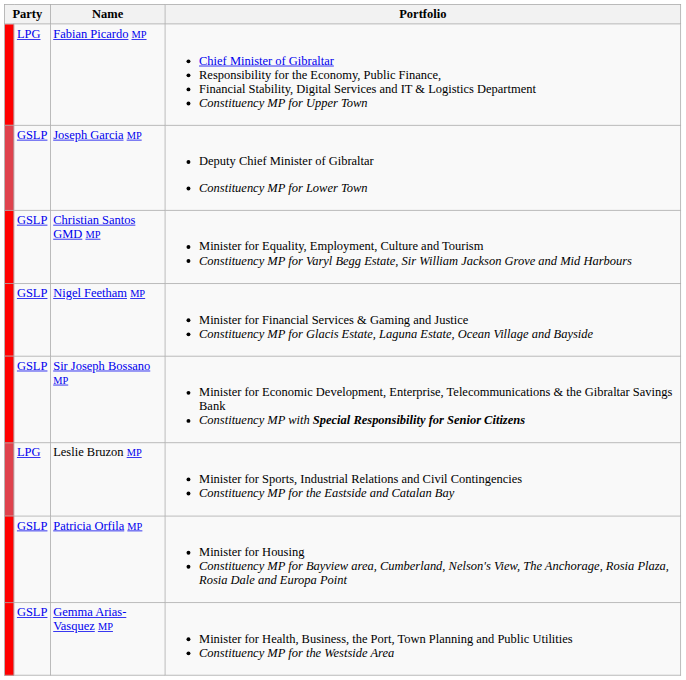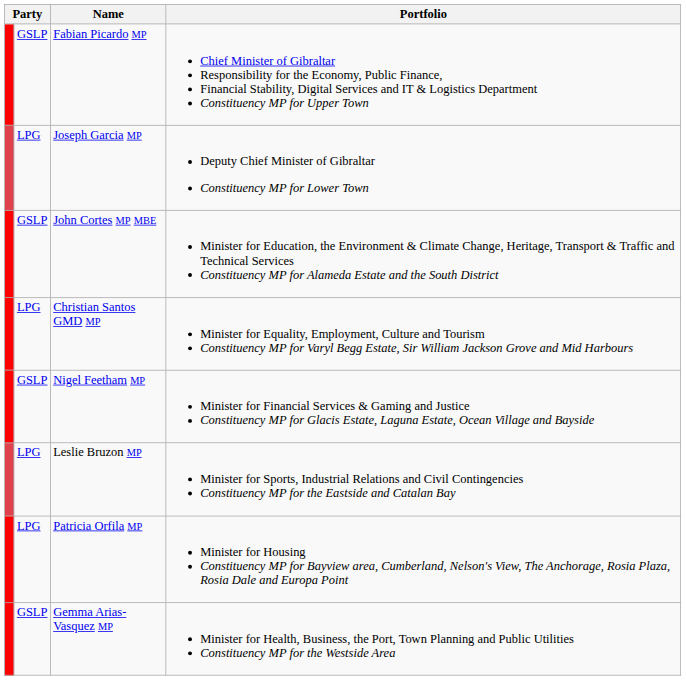(29, 34) LPG -> (32, 34) GSLP
(32, 135) GSLP -> (29, 135) LPG
+ row: (105, 220)
(32, 220) GSLP -> (29, 307) LPG
- row: (102, 373)
(32, 525) GSLP -> (29, 525) LPG
